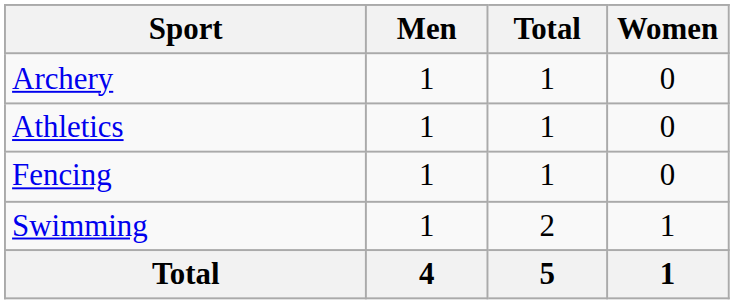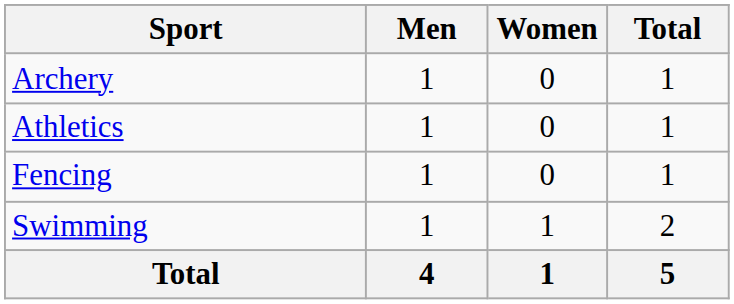columns swapped: (668, 28) <-> (547, 28)
